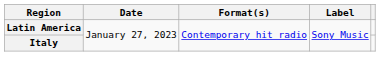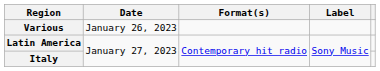+ row: (44, 28)
